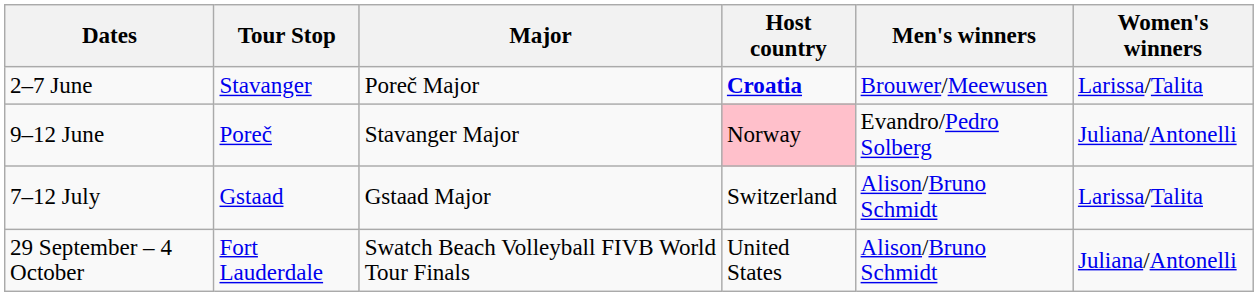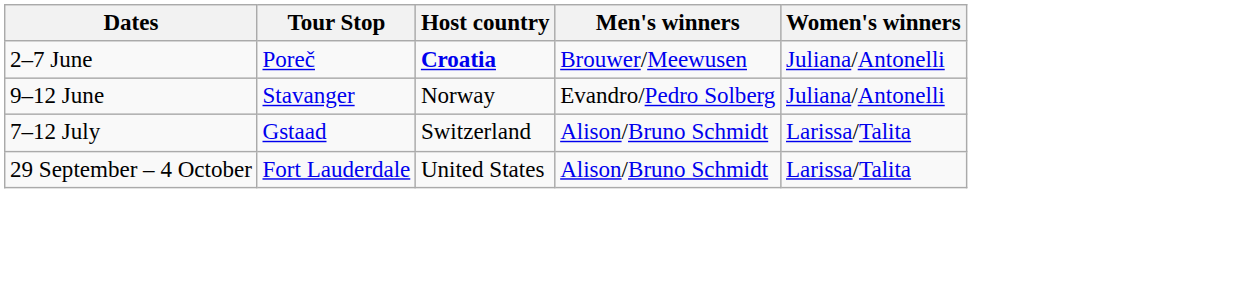- column: (540, 35)
(266, 85) Stavanger -> (289, 59) Poreč
(1140, 85) Larissa/Talita -> (865, 59) Juliana/Antonelli
(246, 134) Poreč -> (309, 95) Stavanger
(764, 134) pink background -> (458, 95) no background
(1157, 259) Juliana/Antonelli -> (849, 168) Larissa/Talita
